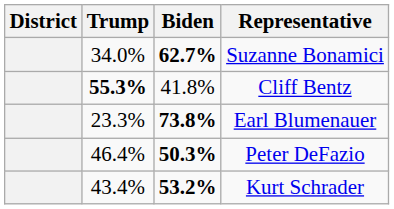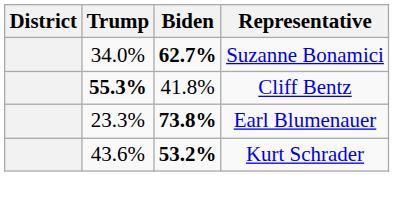- row: (305, 154)
(118, 187) 43.4% -> (118, 154) 43.6%
